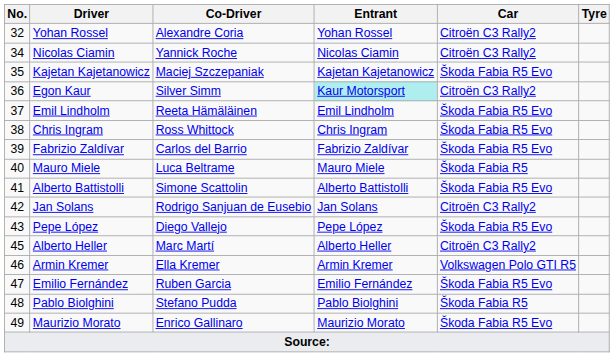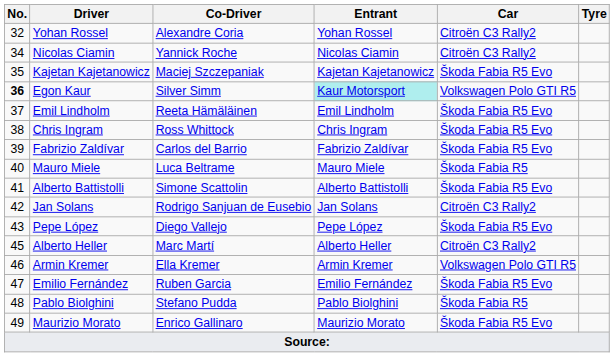(17, 91) normal -> (17, 91) bold
(488, 91) Citroën C3 Rally2 -> (508, 91) Volkswagen Polo GTI R5
